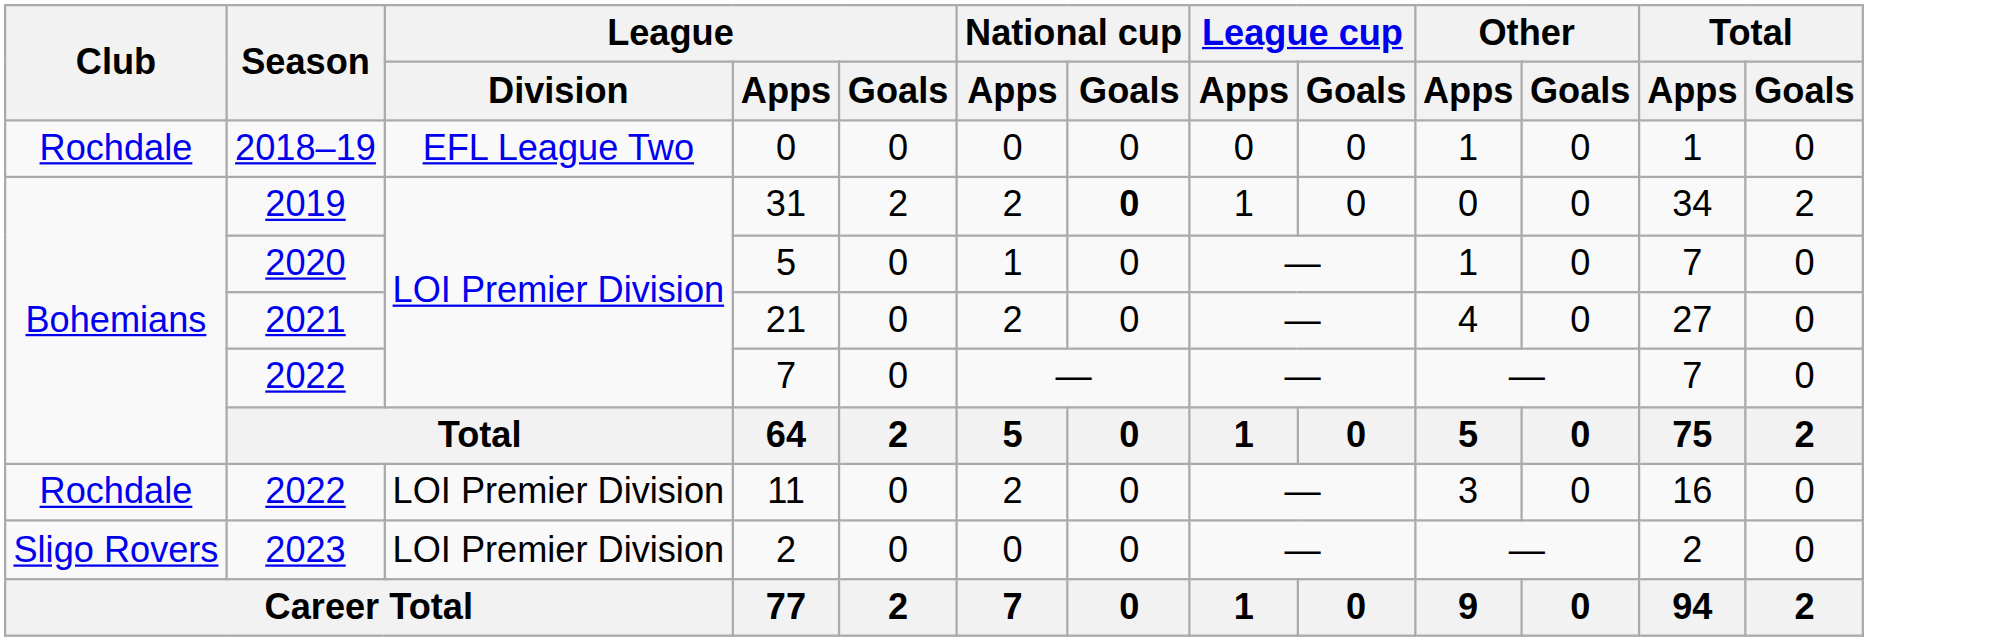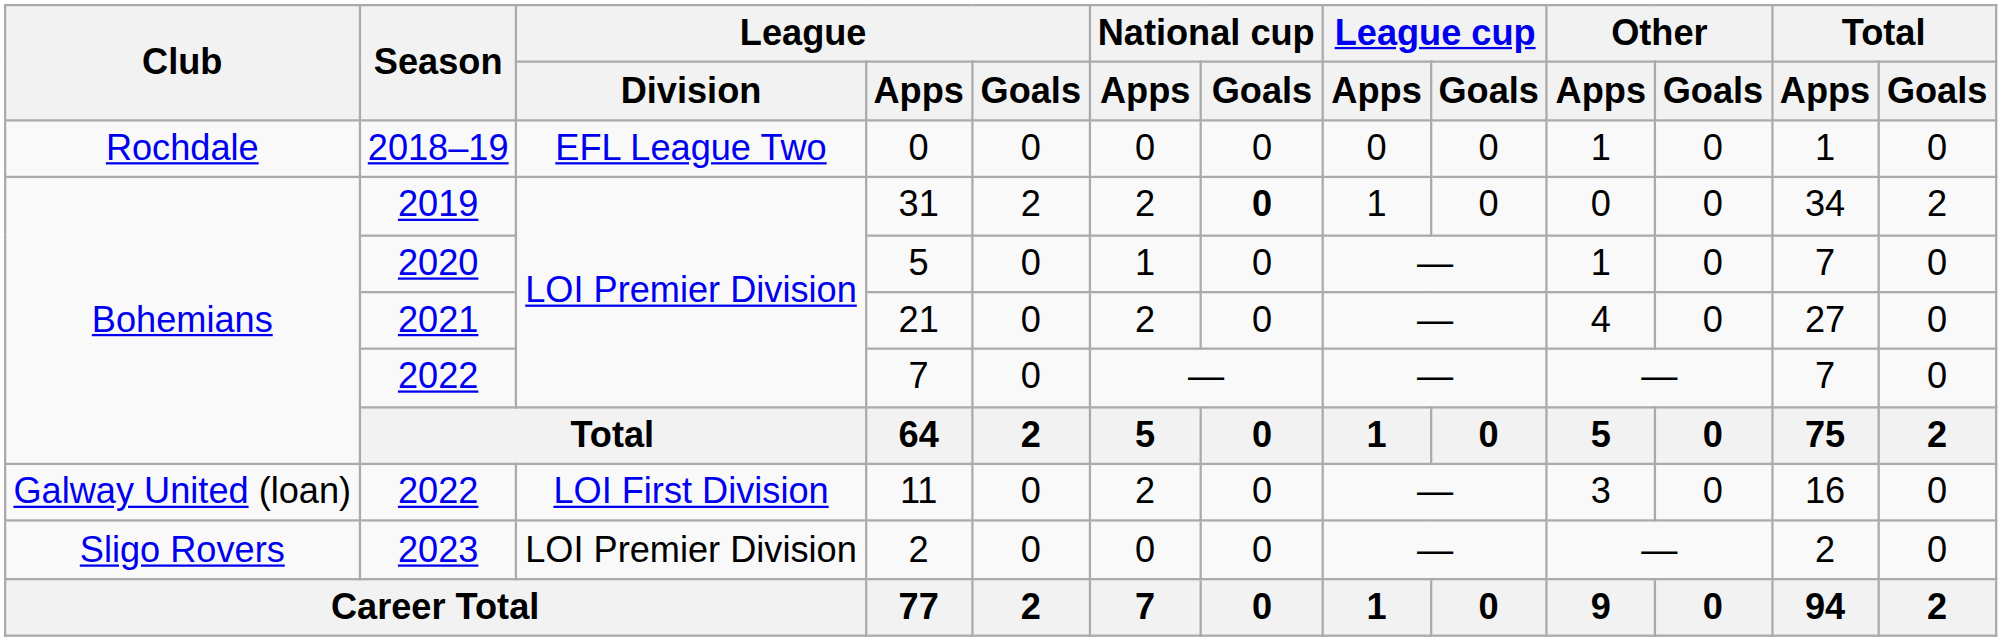(116, 491) Rochdale -> (182, 491) Galway United (loan)
(558, 491) LOI Premier Division -> (691, 491) LOI First Division
